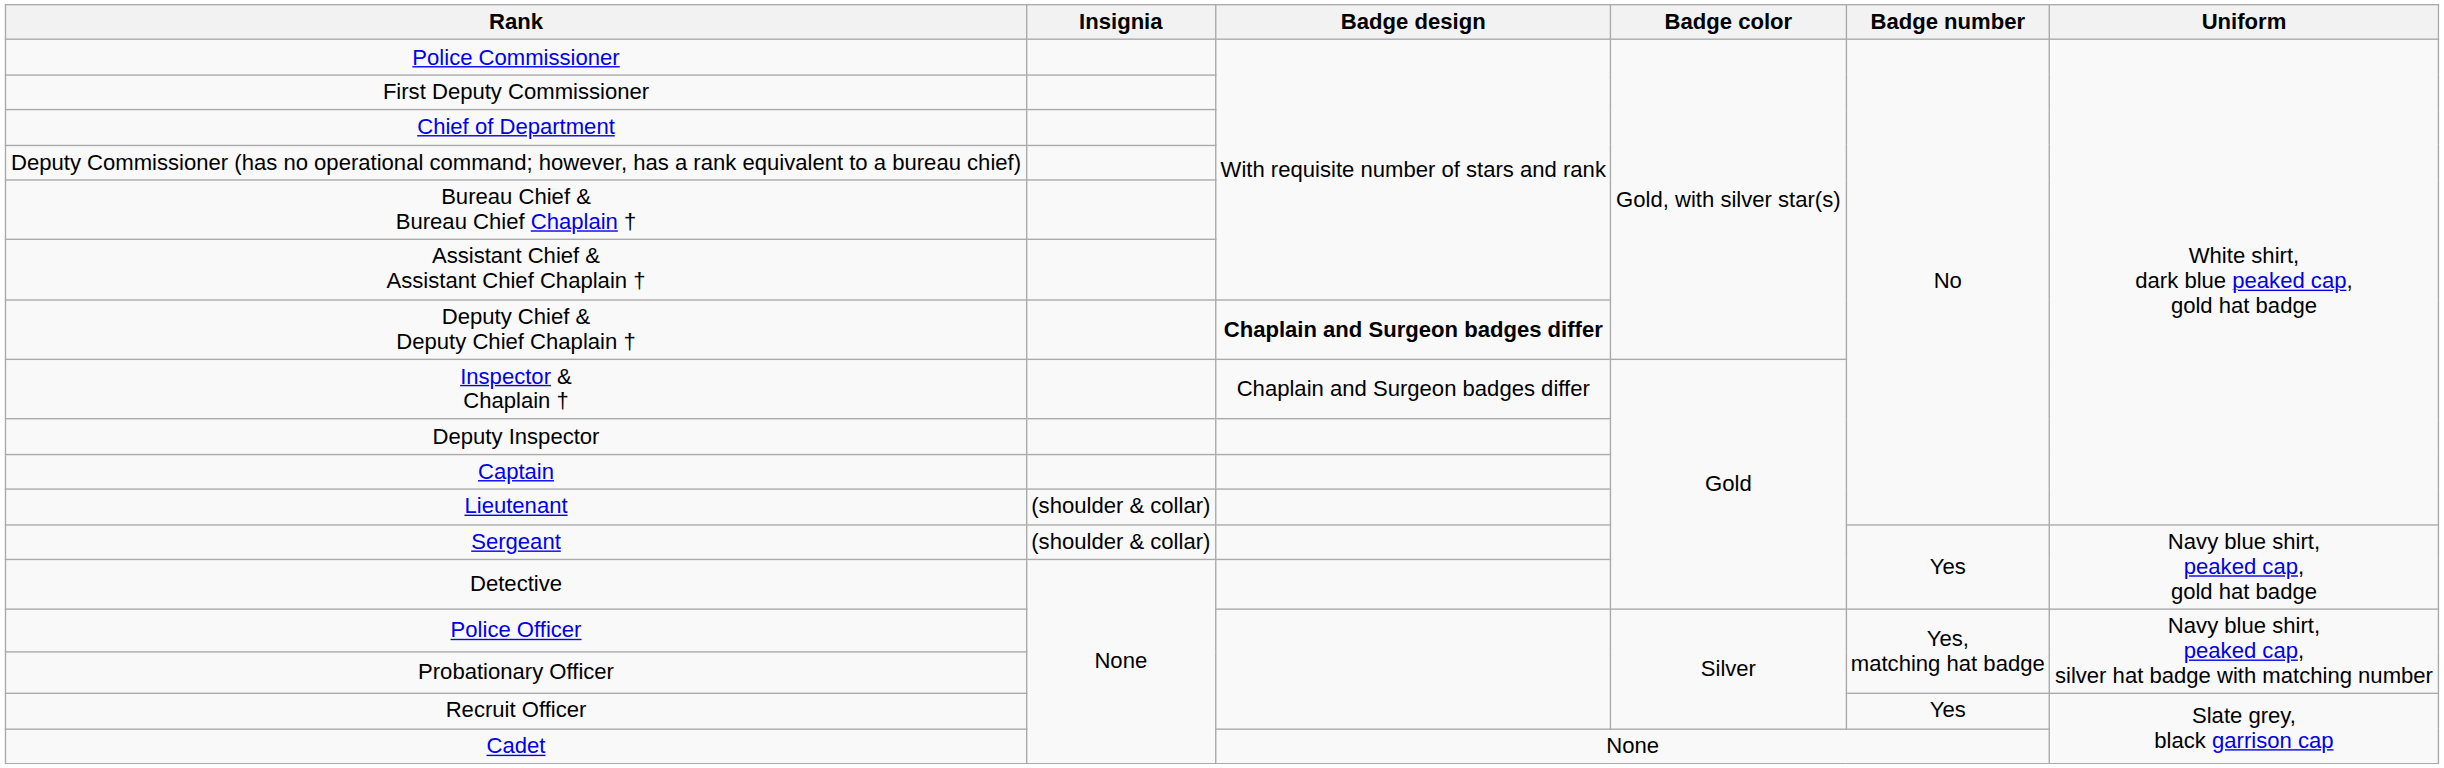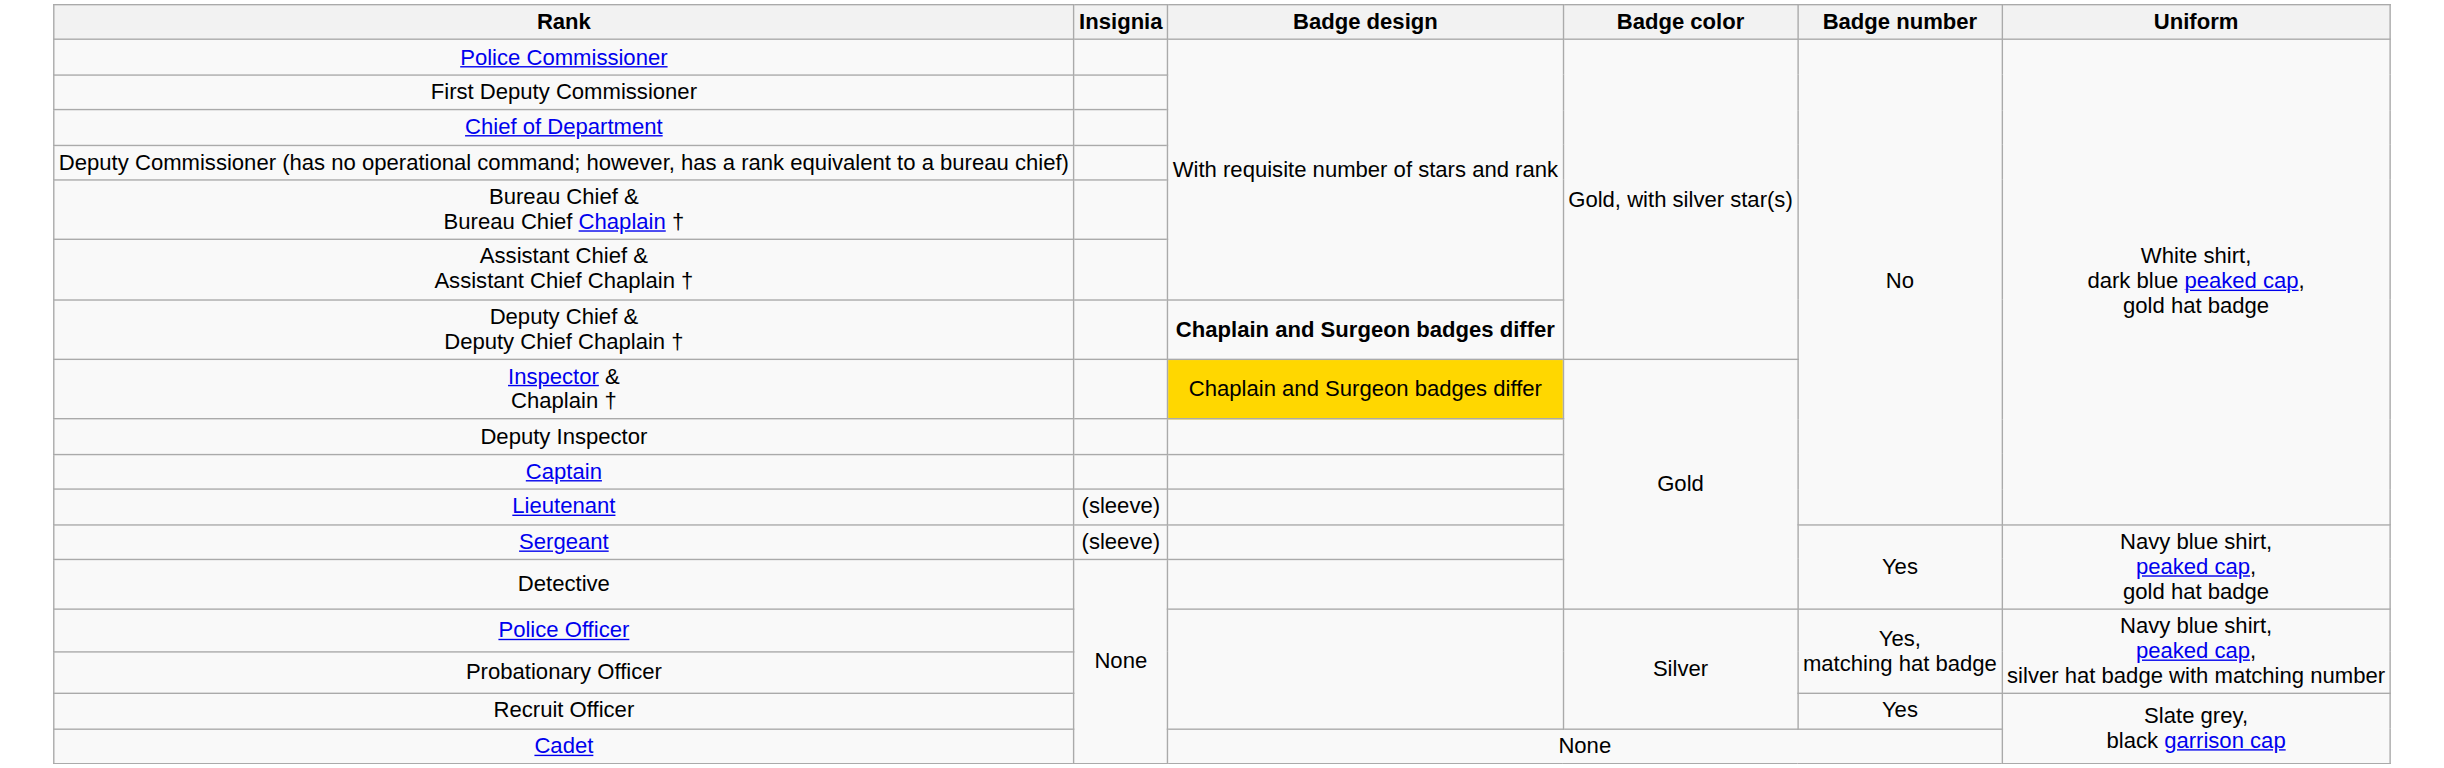(1413, 389) no background -> (1365, 389) gold background
(1121, 506) (shoulder & collar) -> (1121, 506) (sleeve)
(1121, 541) (shoulder & collar) -> (1121, 541) (sleeve)
